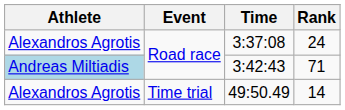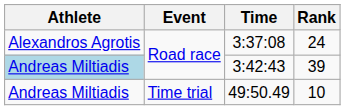(317, 68) 71 -> (317, 68) 39
(74, 93) Alexandros Agrotis -> (69, 93) Andreas Miltiadis
(317, 93) 14 -> (317, 93) 10
